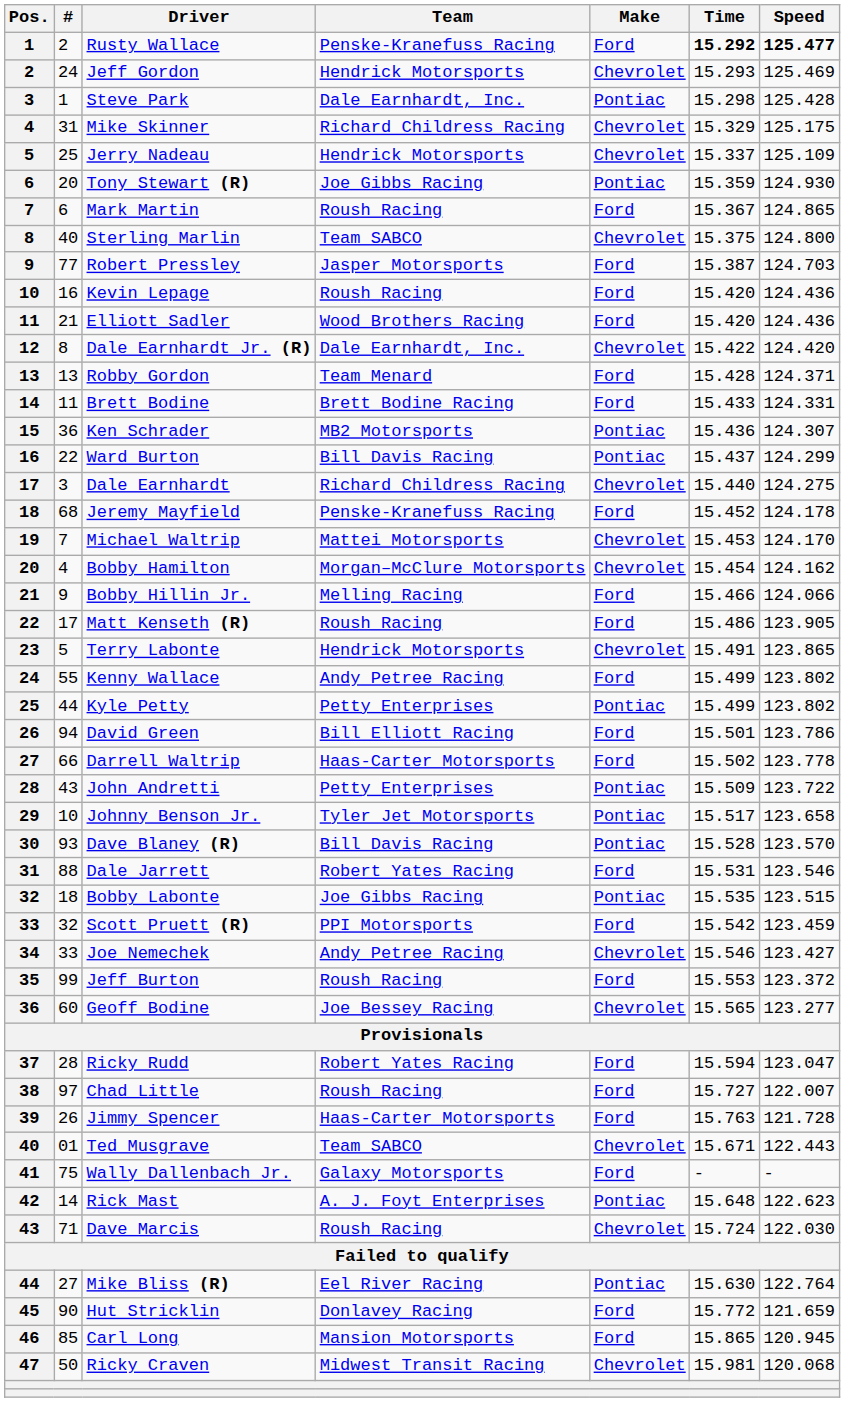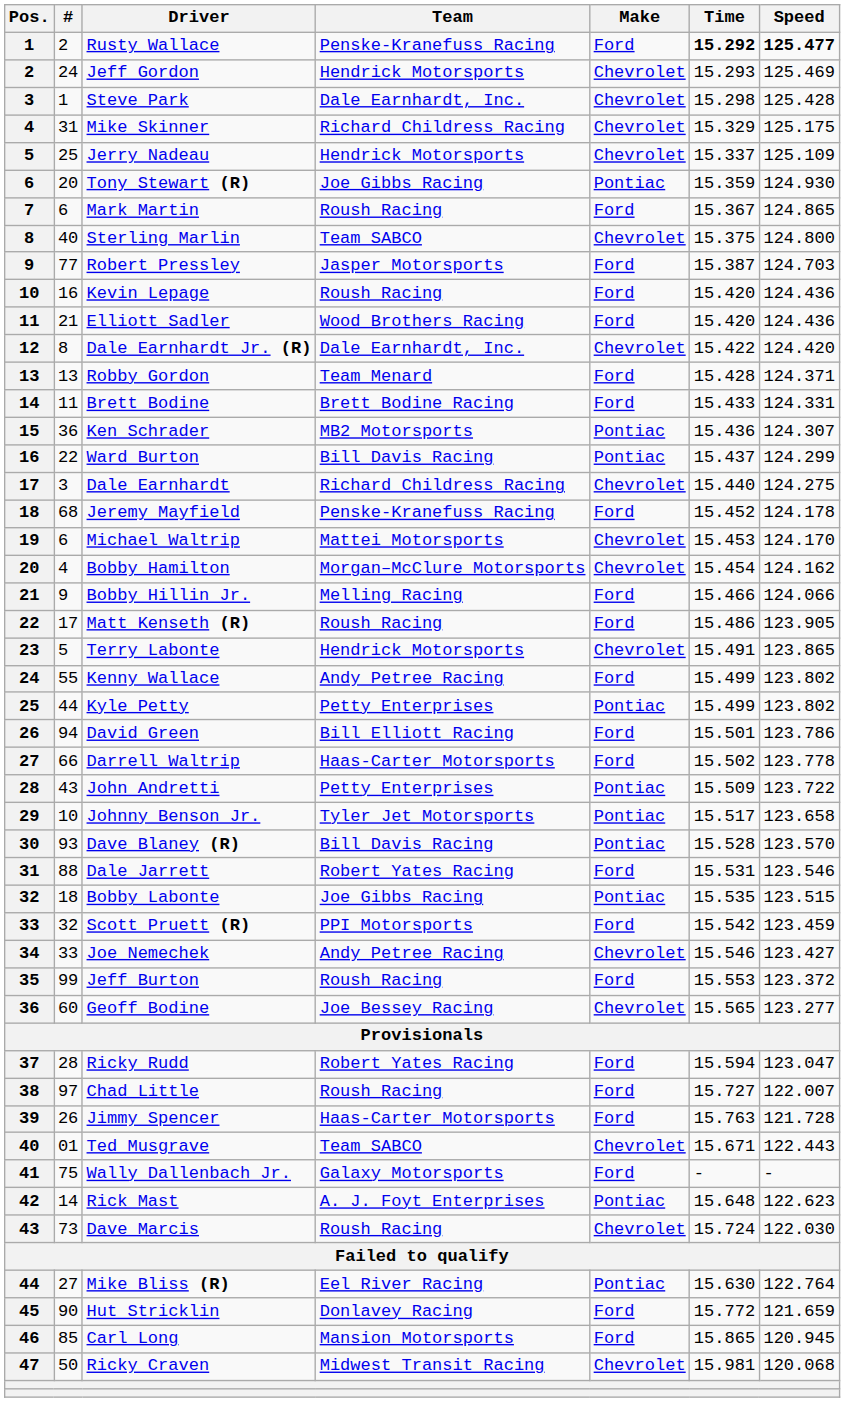(629, 101) Pontiac -> (640, 101) Chevrolet
(63, 542) 7 -> (63, 542) 6
(68, 1229) 71 -> (68, 1229) 73
